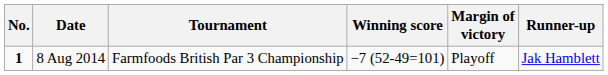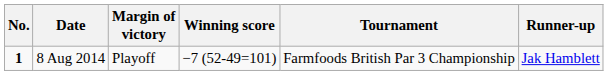columns swapped: (228, 25) <-> (483, 25)
